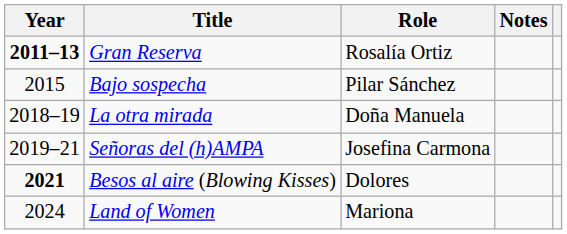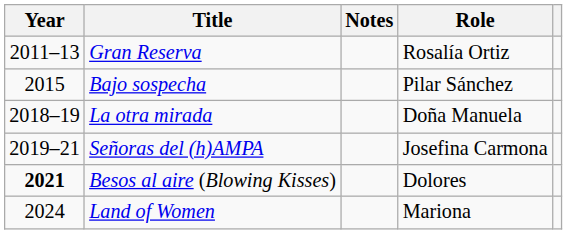columns swapped: (418, 20) <-> (524, 20)
(45, 52) bold -> (45, 52) normal
